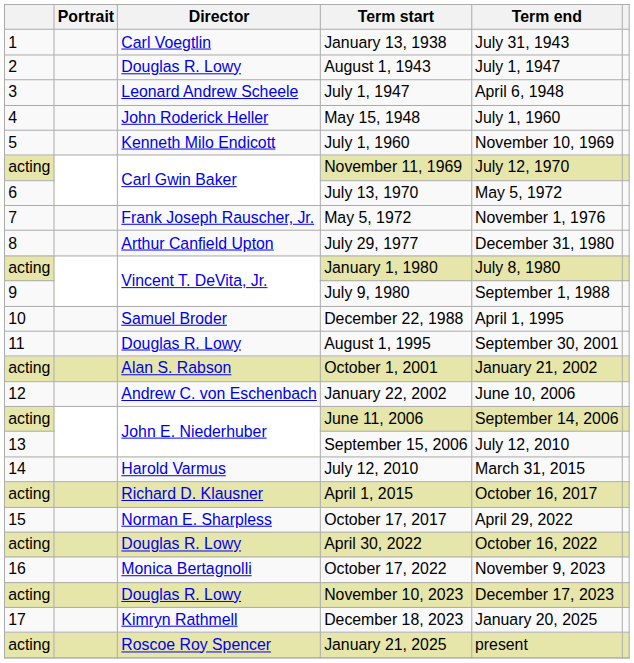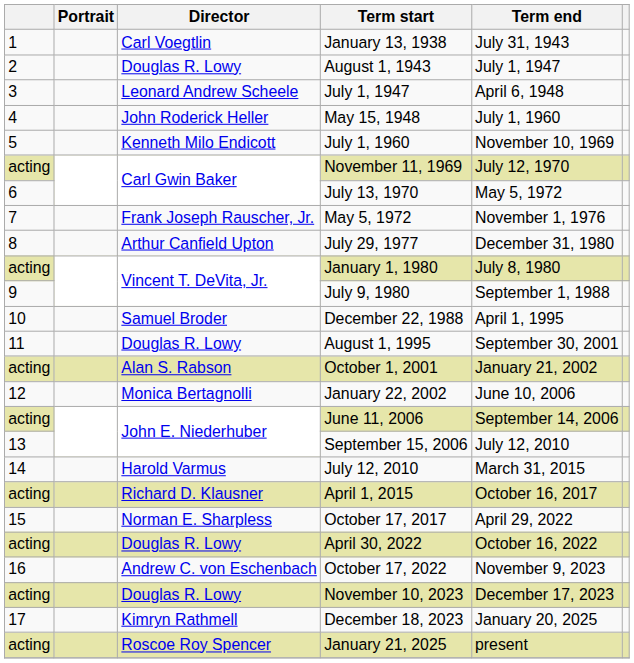(219, 393) Andrew C. von Eschenbach -> (187, 393) Monica Bertagnolli
(187, 569) Monica Bertagnolli -> (219, 569) Andrew C. von Eschenbach
